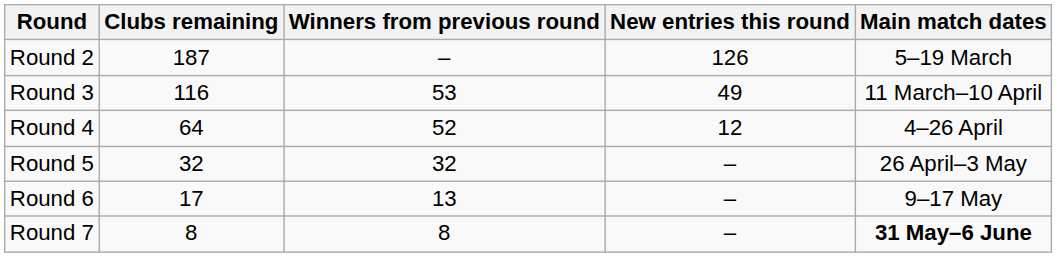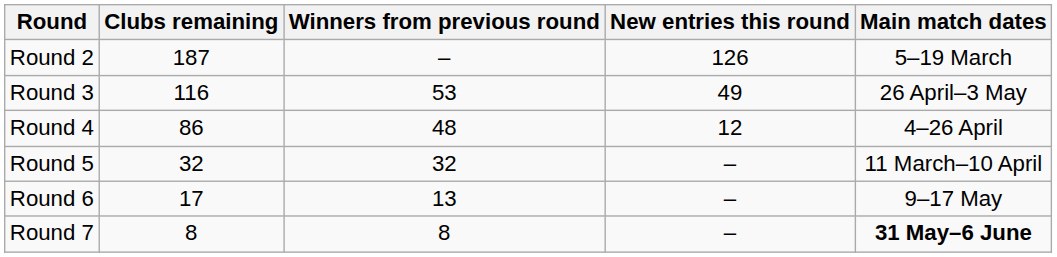(953, 92) 11 March–10 April -> (953, 92) 26 April–3 May
(191, 127) 64 -> (191, 127) 86
(444, 127) 52 -> (444, 127) 48
(953, 163) 26 April–3 May -> (953, 163) 11 March–10 April
